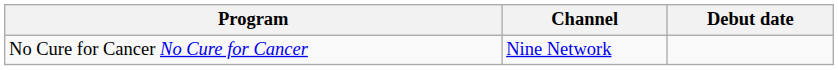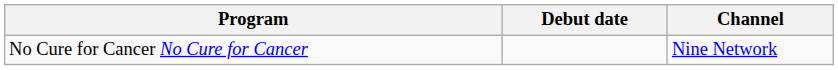columns swapped: (585, 19) <-> (750, 19)
